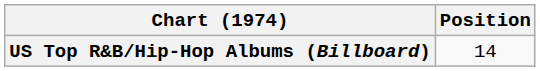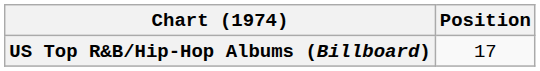(485, 51) 14 -> (485, 51) 17
